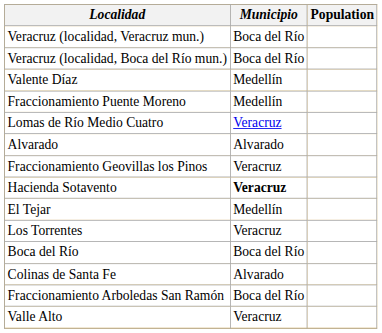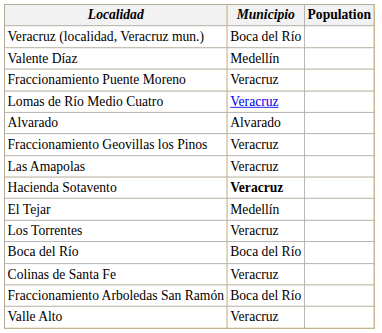- row: (117, 58)
(258, 101) Medellín -> (254, 79) Veracruz
+ row: (46, 166)
(259, 274) Alvarado -> (254, 274) Veracruz
